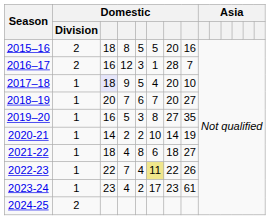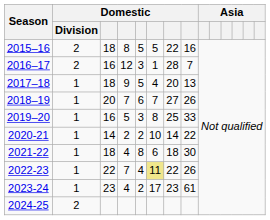(172, 48) 20 -> (172, 48) 22
(109, 83) lavender background -> (109, 83) no background
(190, 83) 10 -> (190, 83) 13
(172, 100) 20 -> (172, 100) 27
(190, 100) 27 -> (190, 100) 26
(172, 118) 27 -> (172, 118) 25
(190, 118) 35 -> (190, 118) 33
(190, 135) 19 -> (190, 135) 22
(190, 153) 27 -> (190, 153) 30
